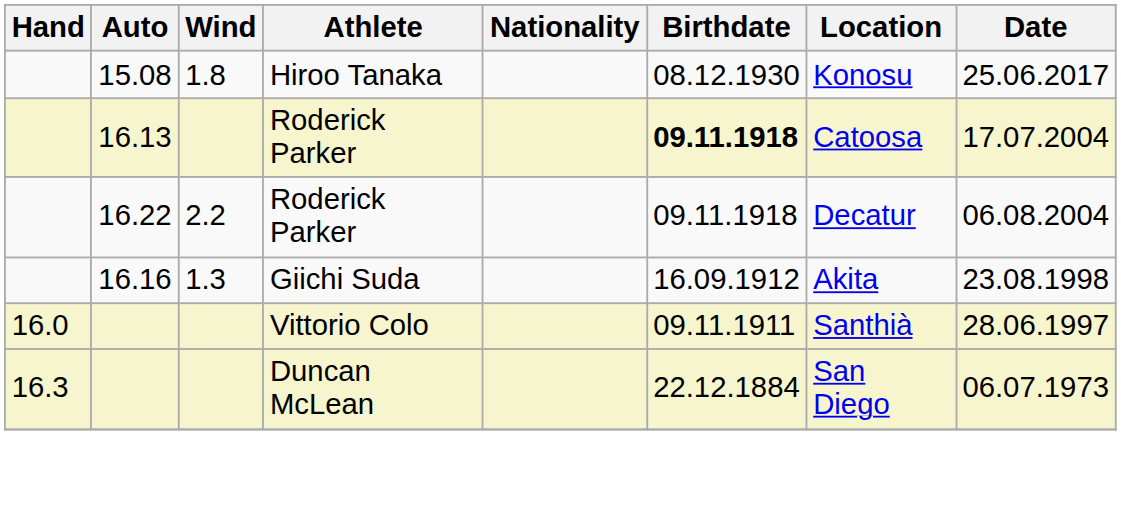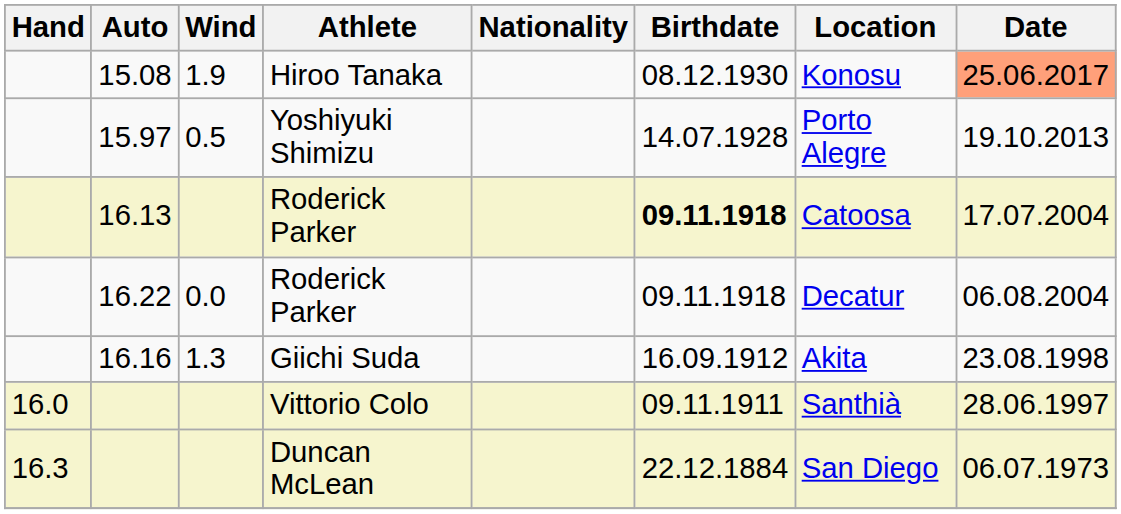(206, 74) 1.8 -> (206, 74) 1.9
(1036, 74) no background -> (1036, 74) lightsalmon background
+ row: (135, 137)
(206, 216) 2.2 -> (206, 295) 0.0
